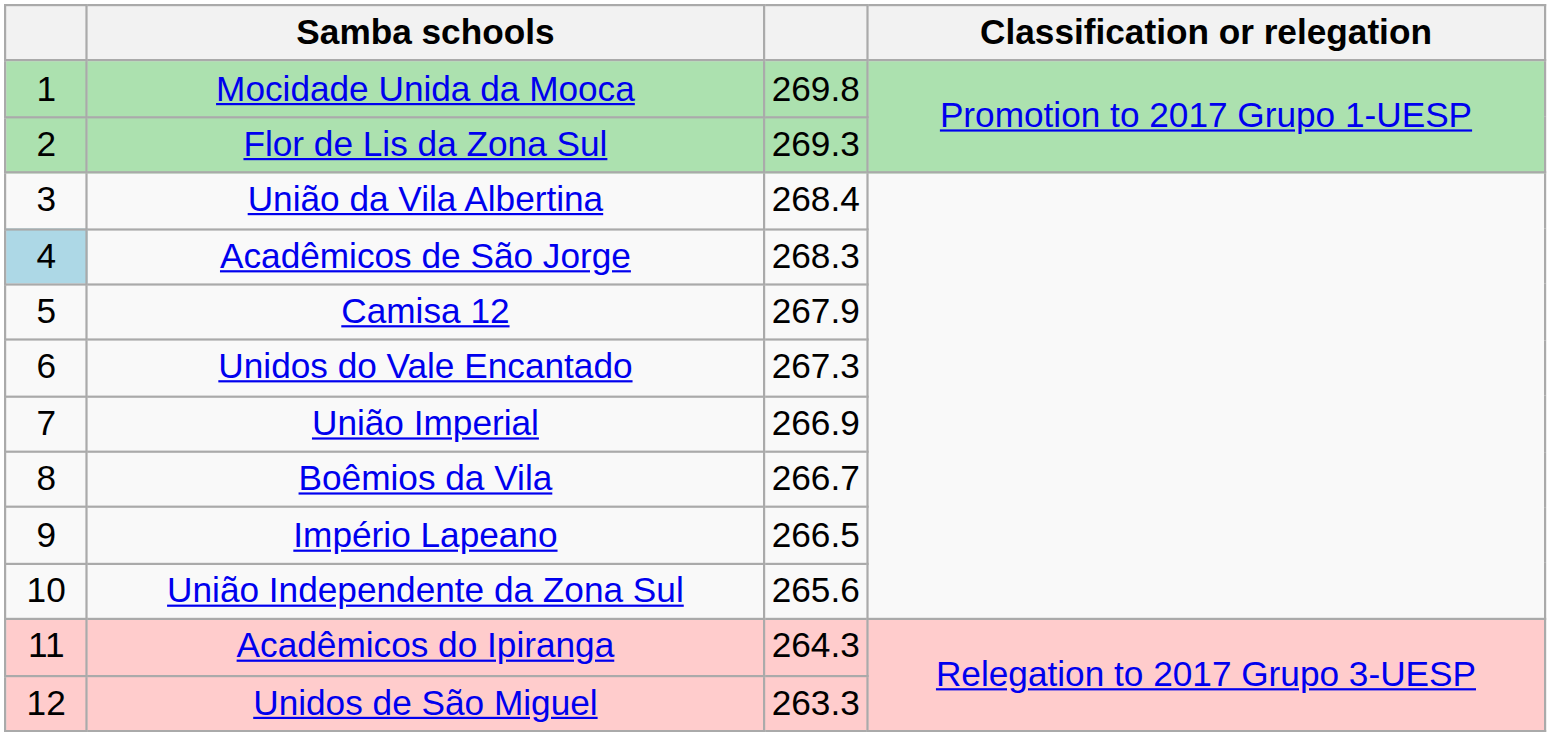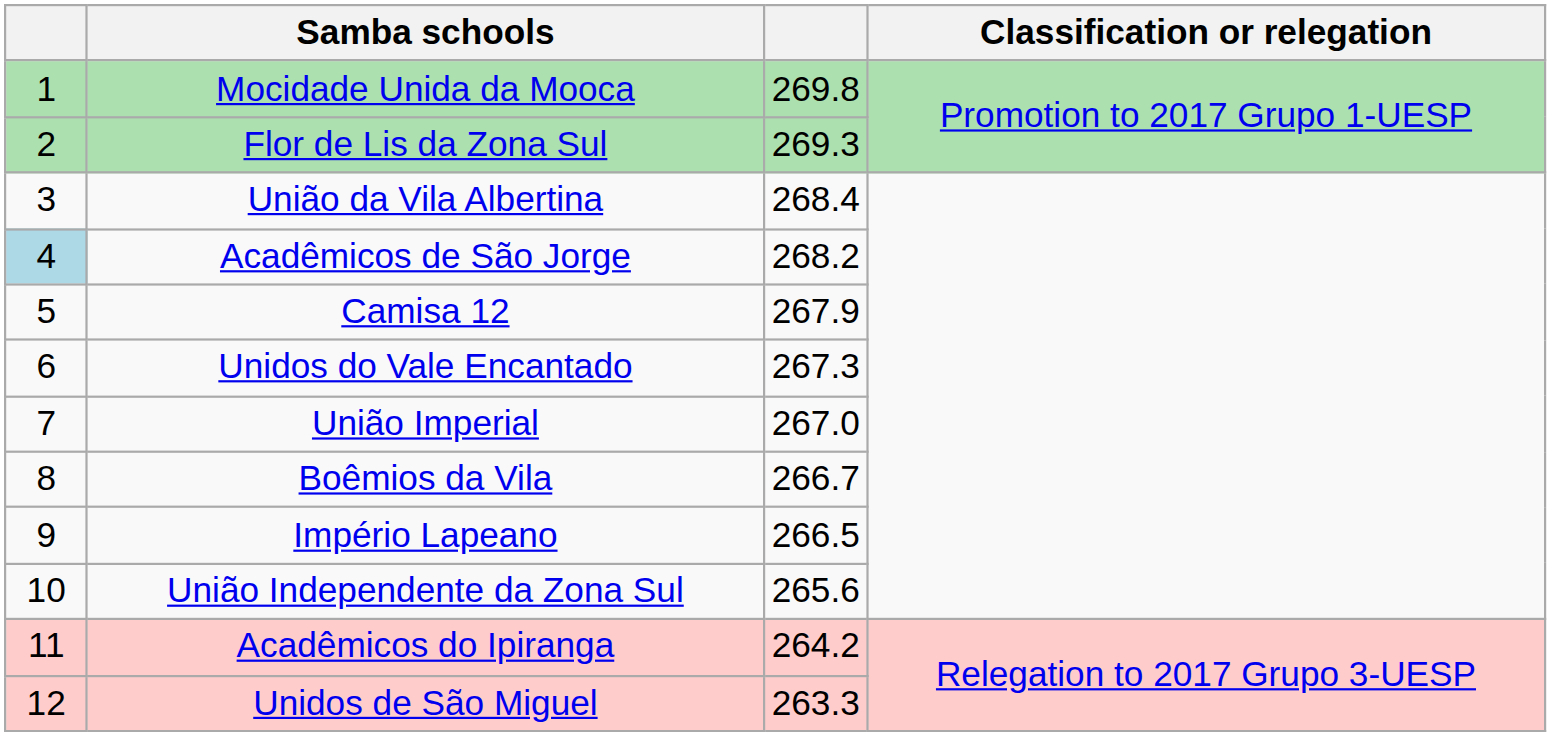(816, 255) 268.3 -> (816, 255) 268.2
(816, 423) 266.9 -> (816, 423) 267.0
(816, 646) 264.3 -> (816, 646) 264.2
